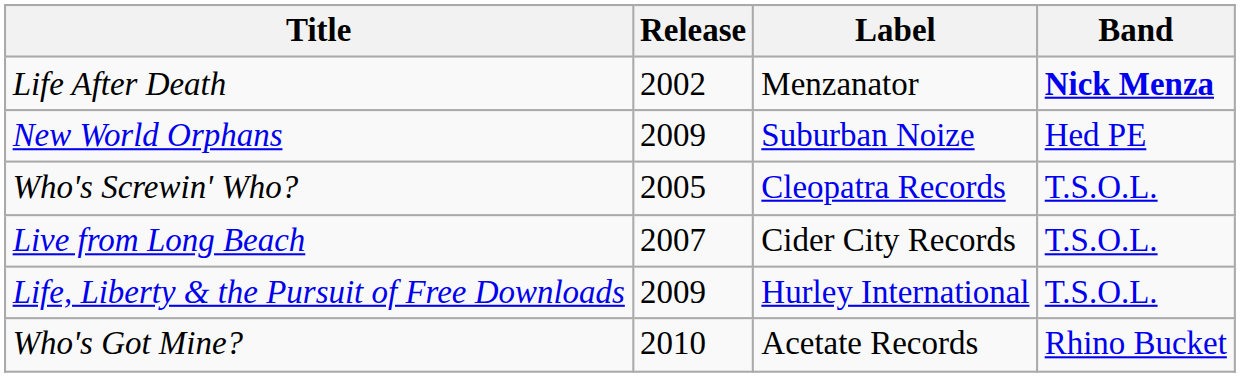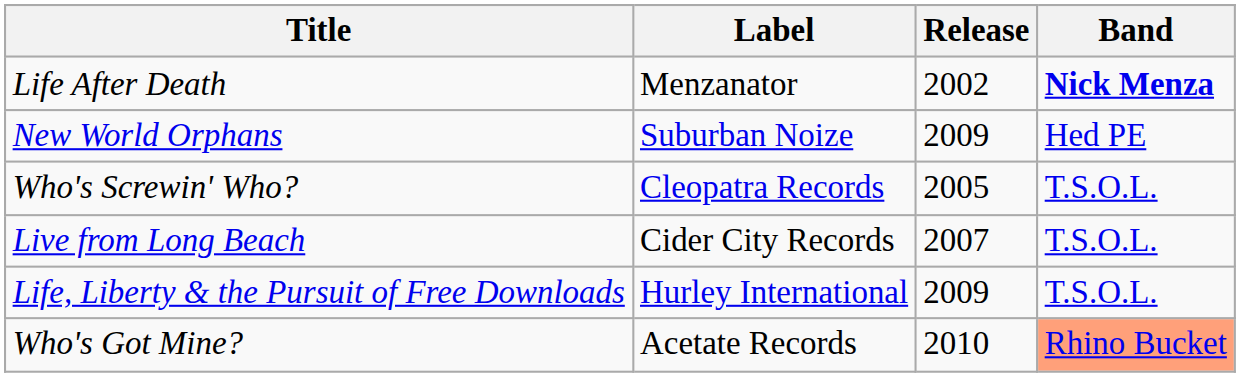columns swapped: (693, 30) <-> (895, 30)
(1136, 344) no background -> (1136, 344) lightsalmon background
